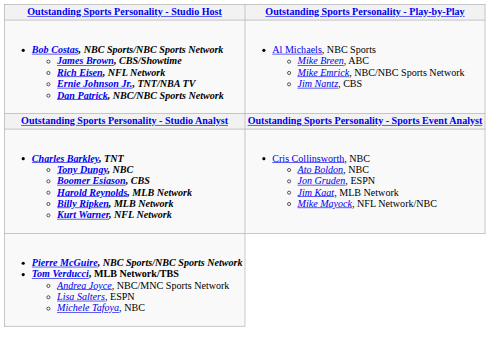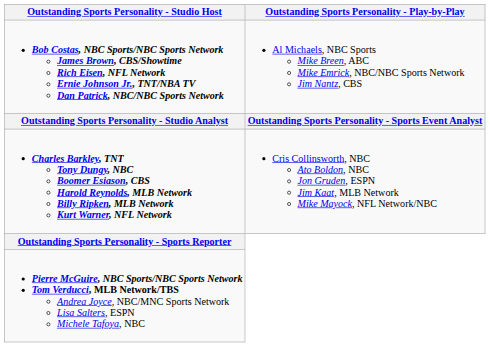+ row: (125, 241)
